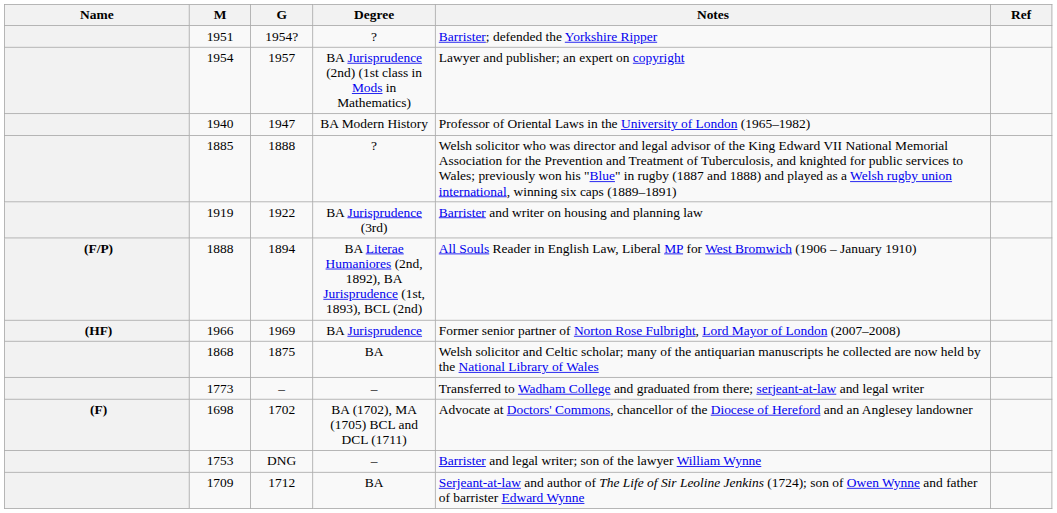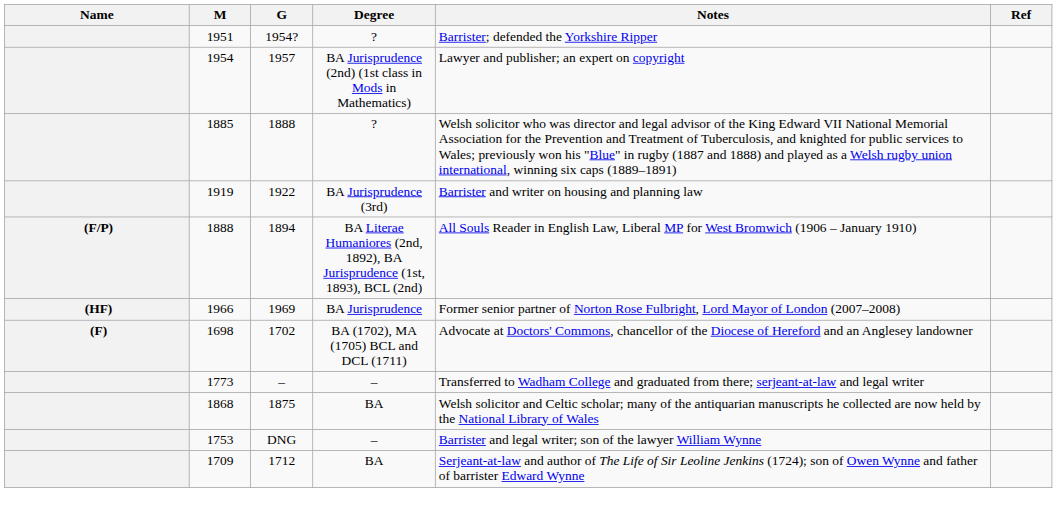- row: (220, 124)
rows swapped: (220, 351) <-> (220, 409)
